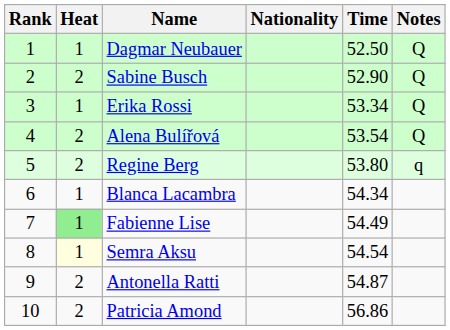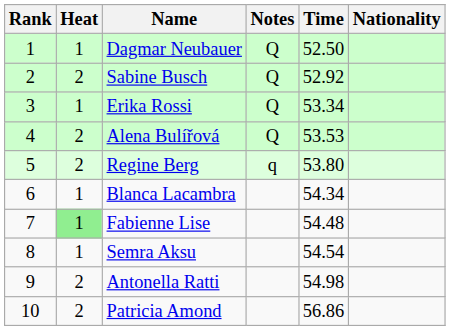columns swapped: (294, 19) <-> (419, 19)
(368, 77) 52.90 -> (324, 77) 52.92
(368, 135) 53.54 -> (324, 135) 53.53
(368, 223) 54.49 -> (324, 223) 54.48
(79, 252) lightyellow background -> (79, 252) no background
(368, 281) 54.87 -> (324, 281) 54.98
